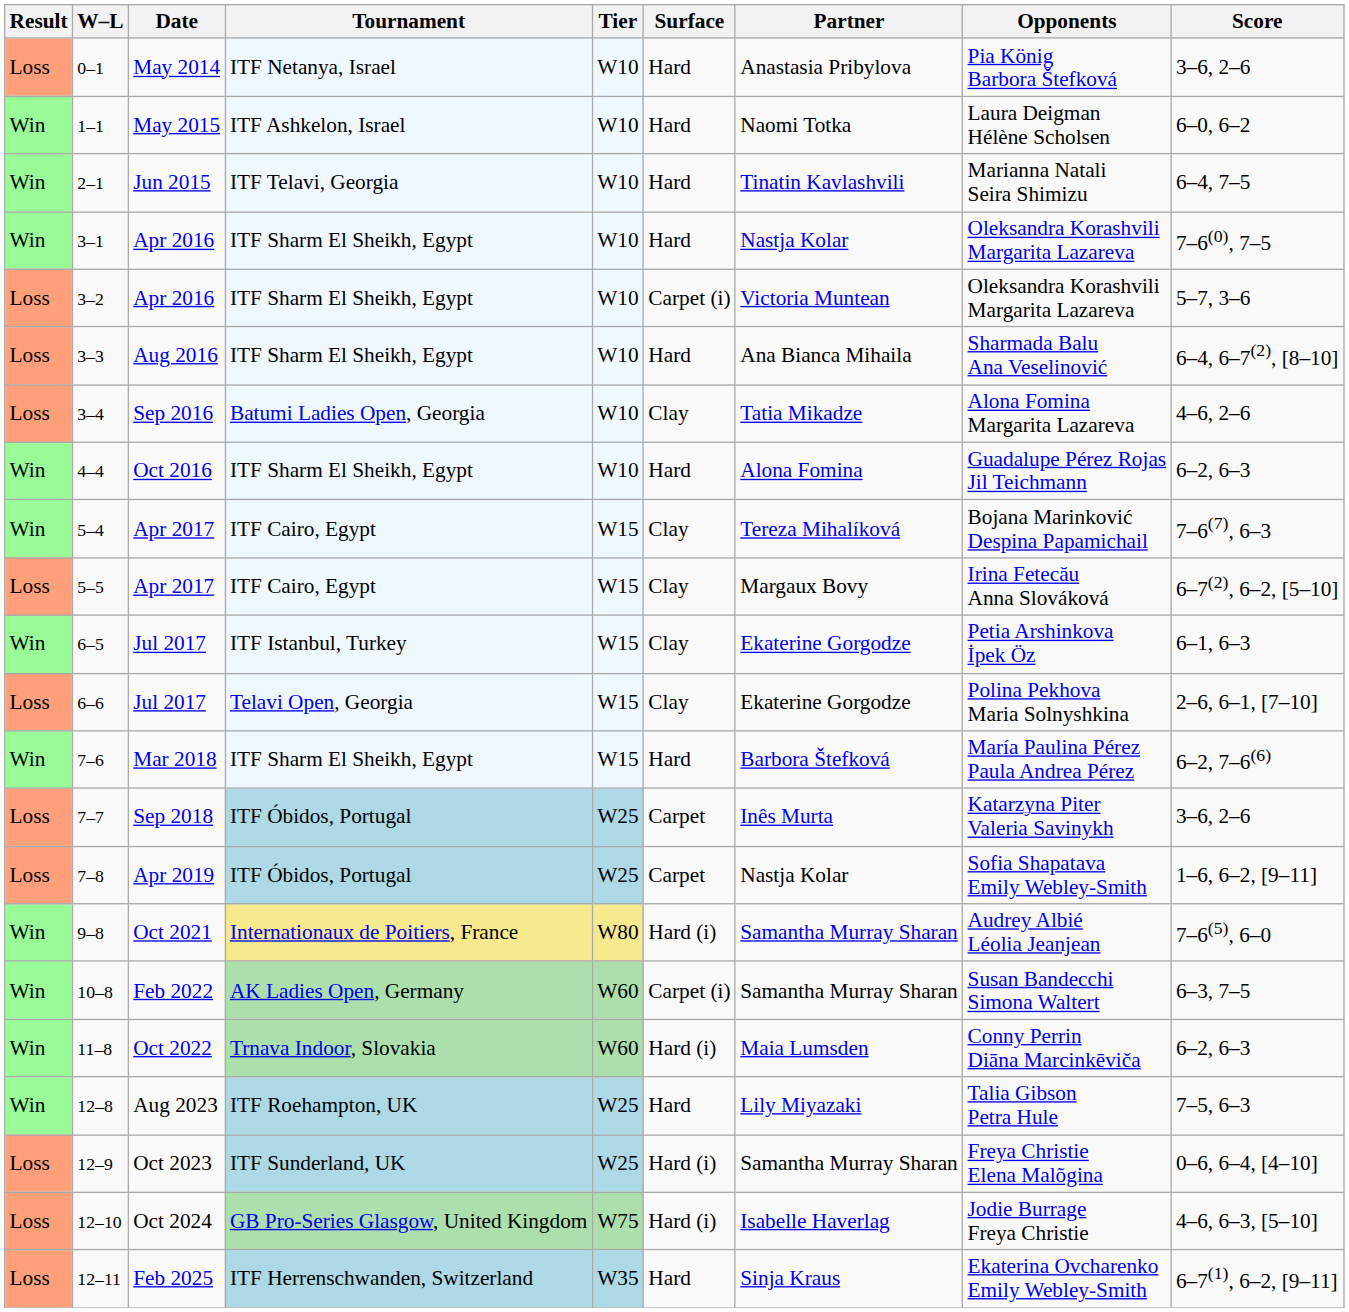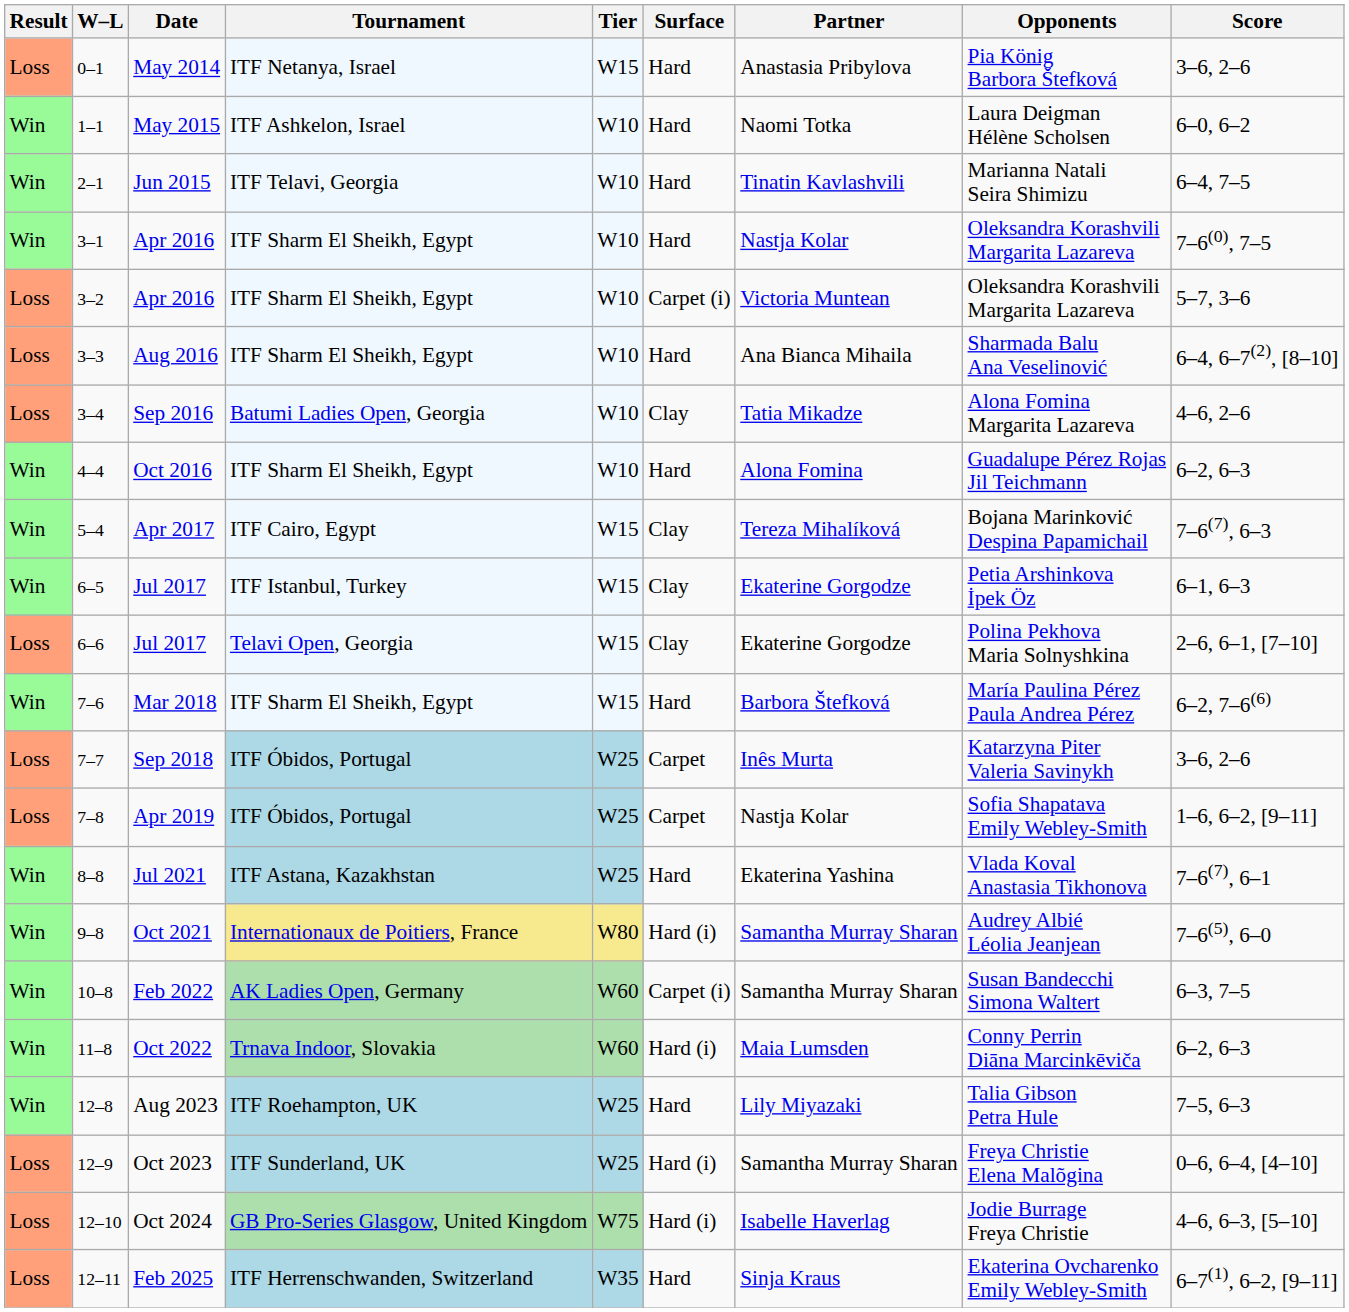(618, 67) W10 -> (618, 67) W15
- row: (91, 587)
+ row: (91, 876)
